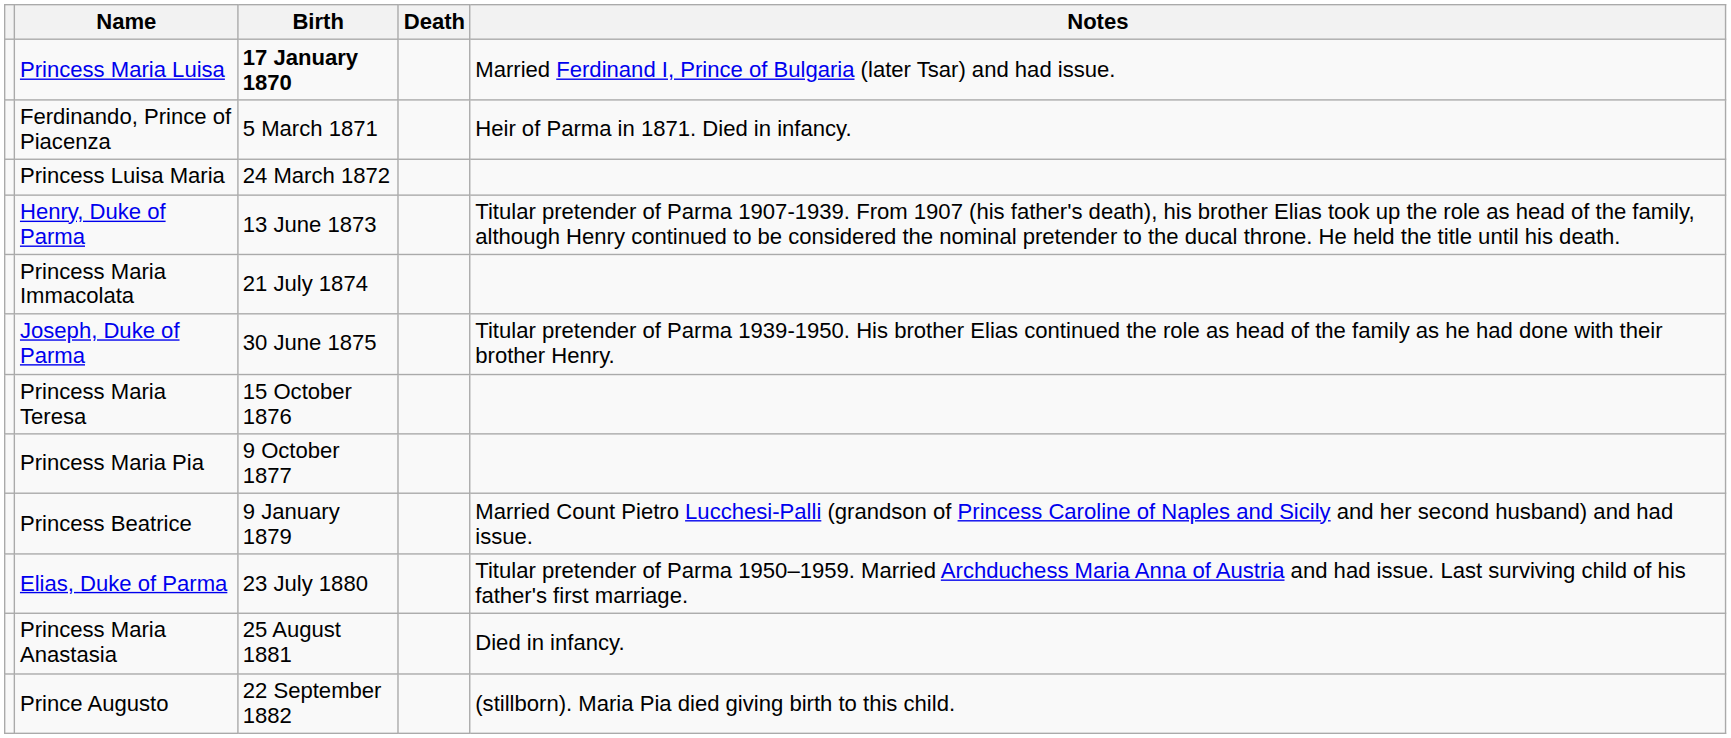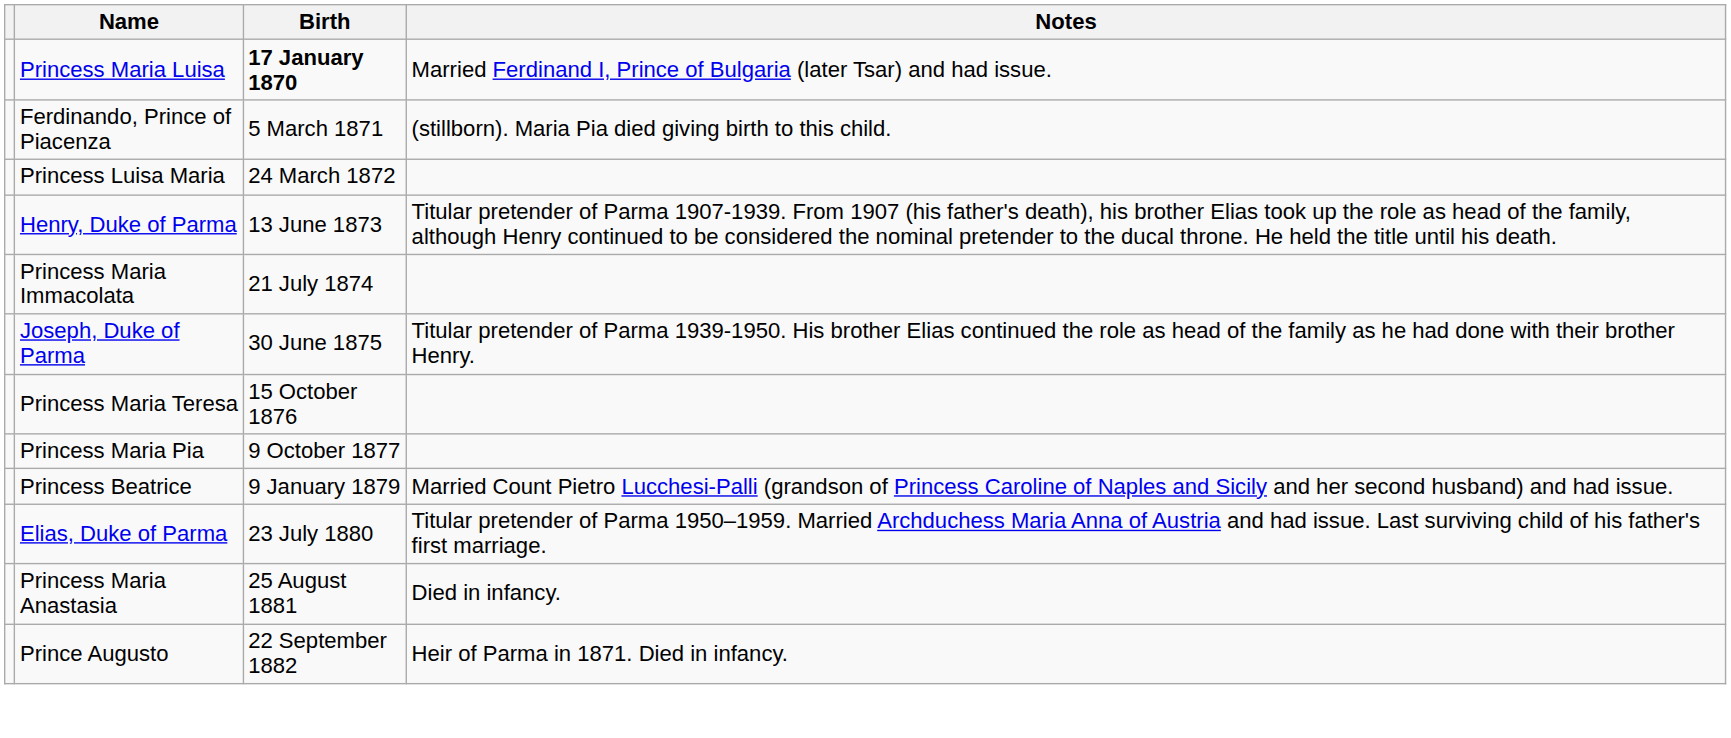- column: (434, 22)
(663, 129) Heir of Parma in 1871. Died in infancy. -> (652, 129) (stillborn). Maria Pia died giving birth to this child.
(715, 703) (stillborn). Maria Pia died giving birth to this child. -> (600, 653) Heir of Parma in 1871. Died in infancy.
